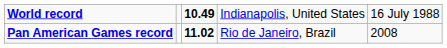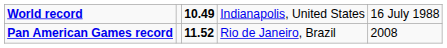(199, 33) 11.02 -> (199, 33) 11.52
